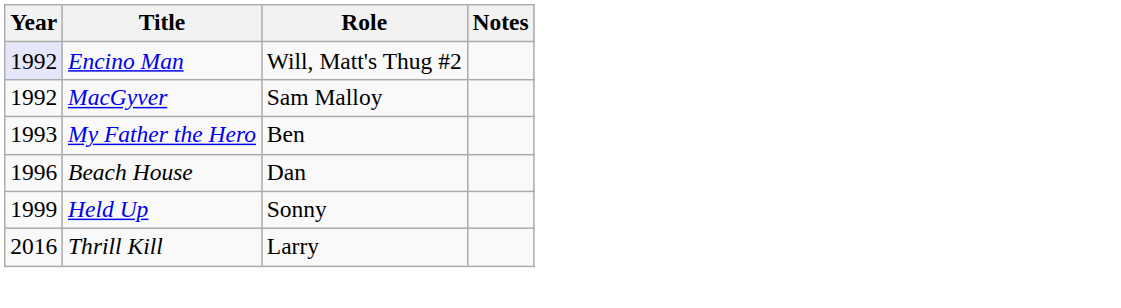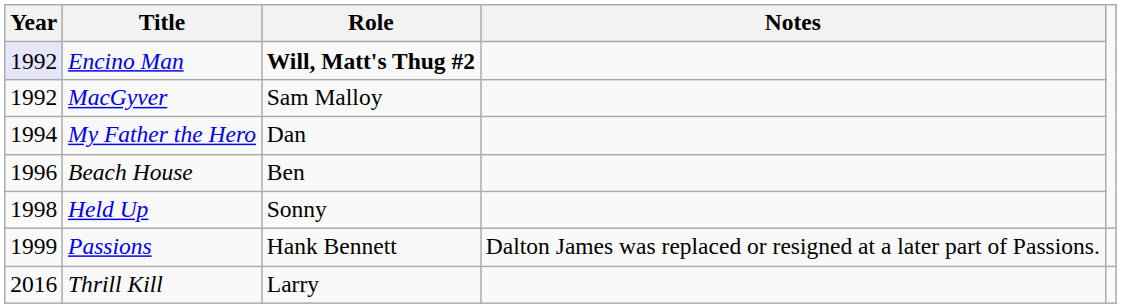(364, 60) normal -> (371, 60) bold
(34, 135) 1993 -> (34, 135) 1994
(286, 135) Ben -> (286, 135) Dan
(286, 172) Dan -> (286, 172) Ben
(34, 209) 1999 -> (34, 209) 1998
+ row: (110, 246)
